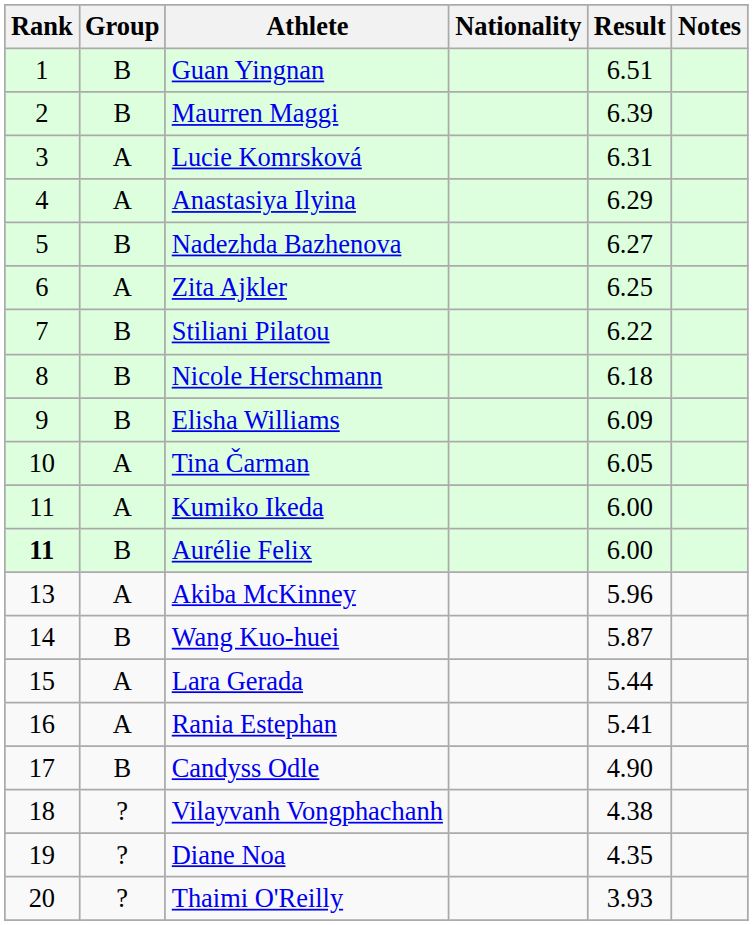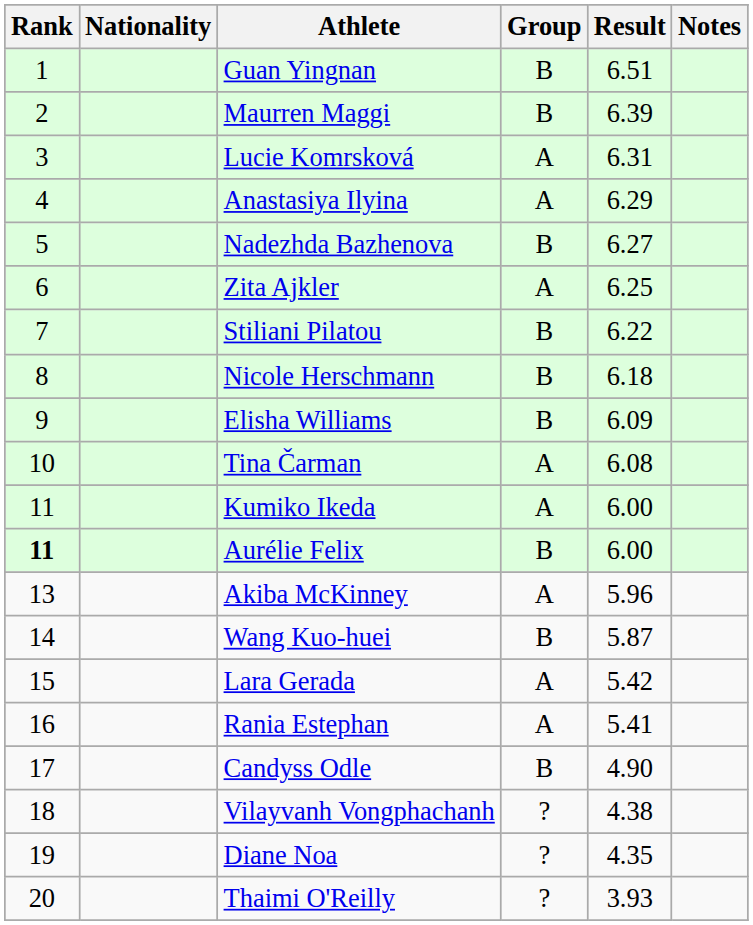columns swapped: (122, 26) <-> (518, 26)
(630, 462) 6.05 -> (630, 462) 6.08
(630, 680) 5.44 -> (630, 680) 5.42
